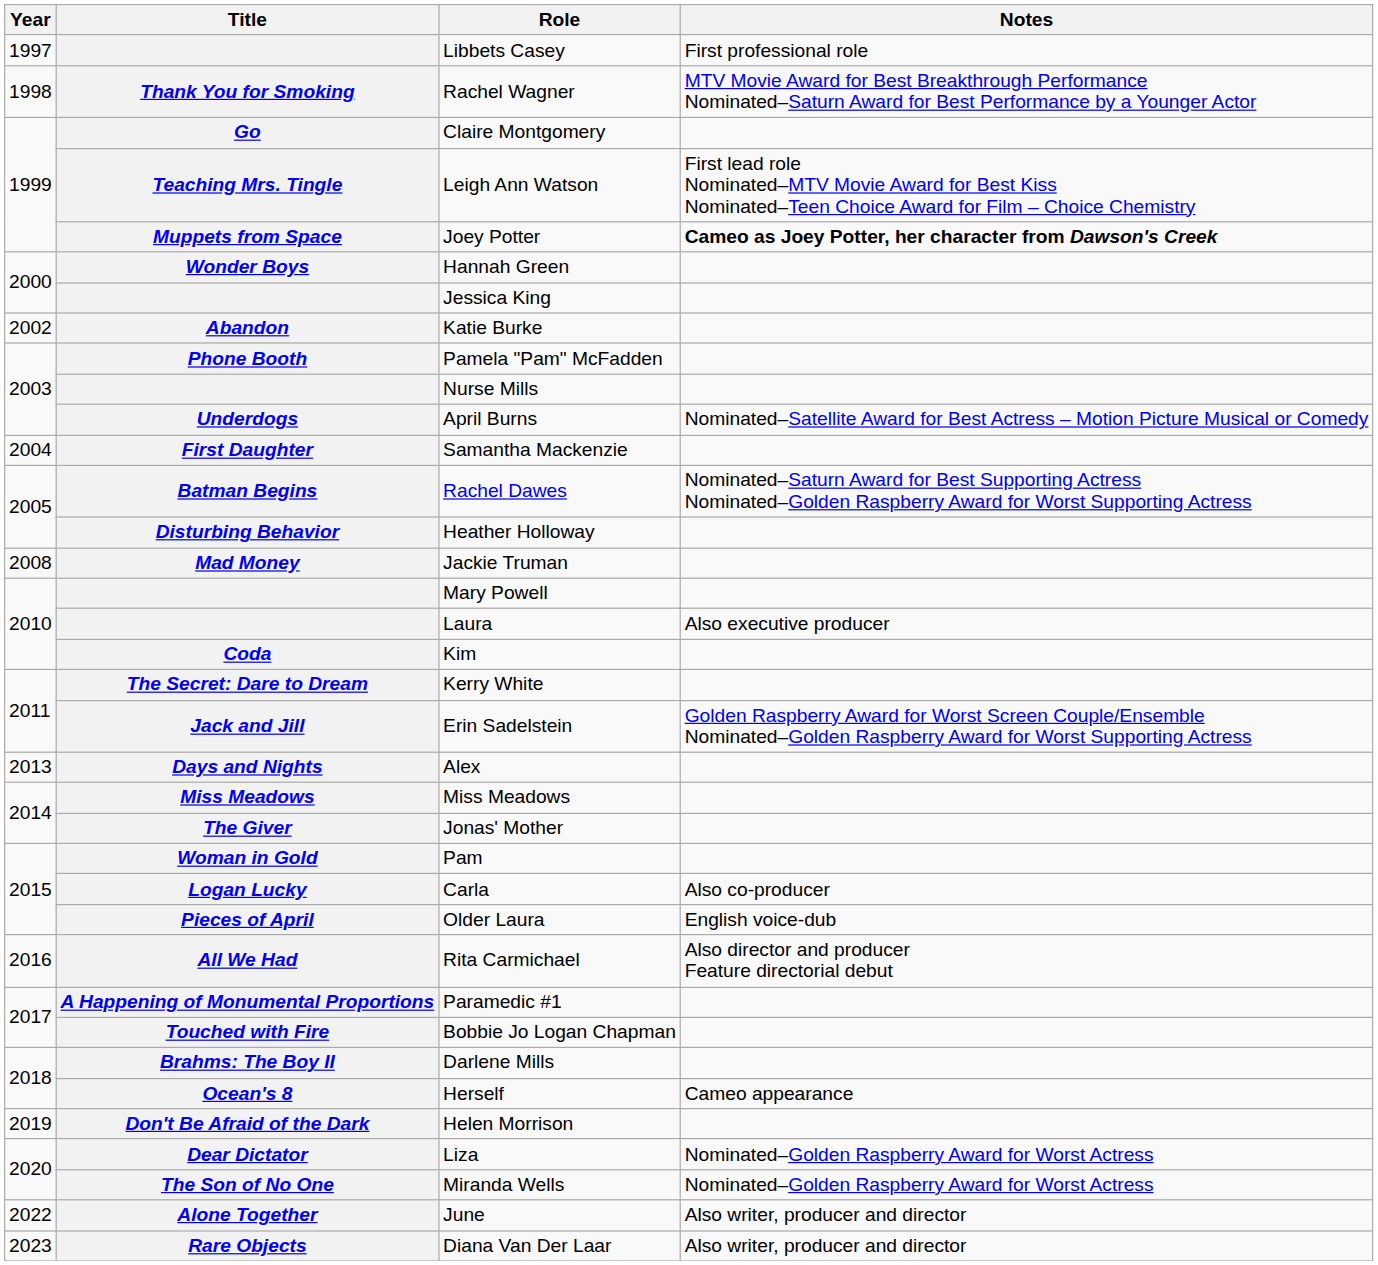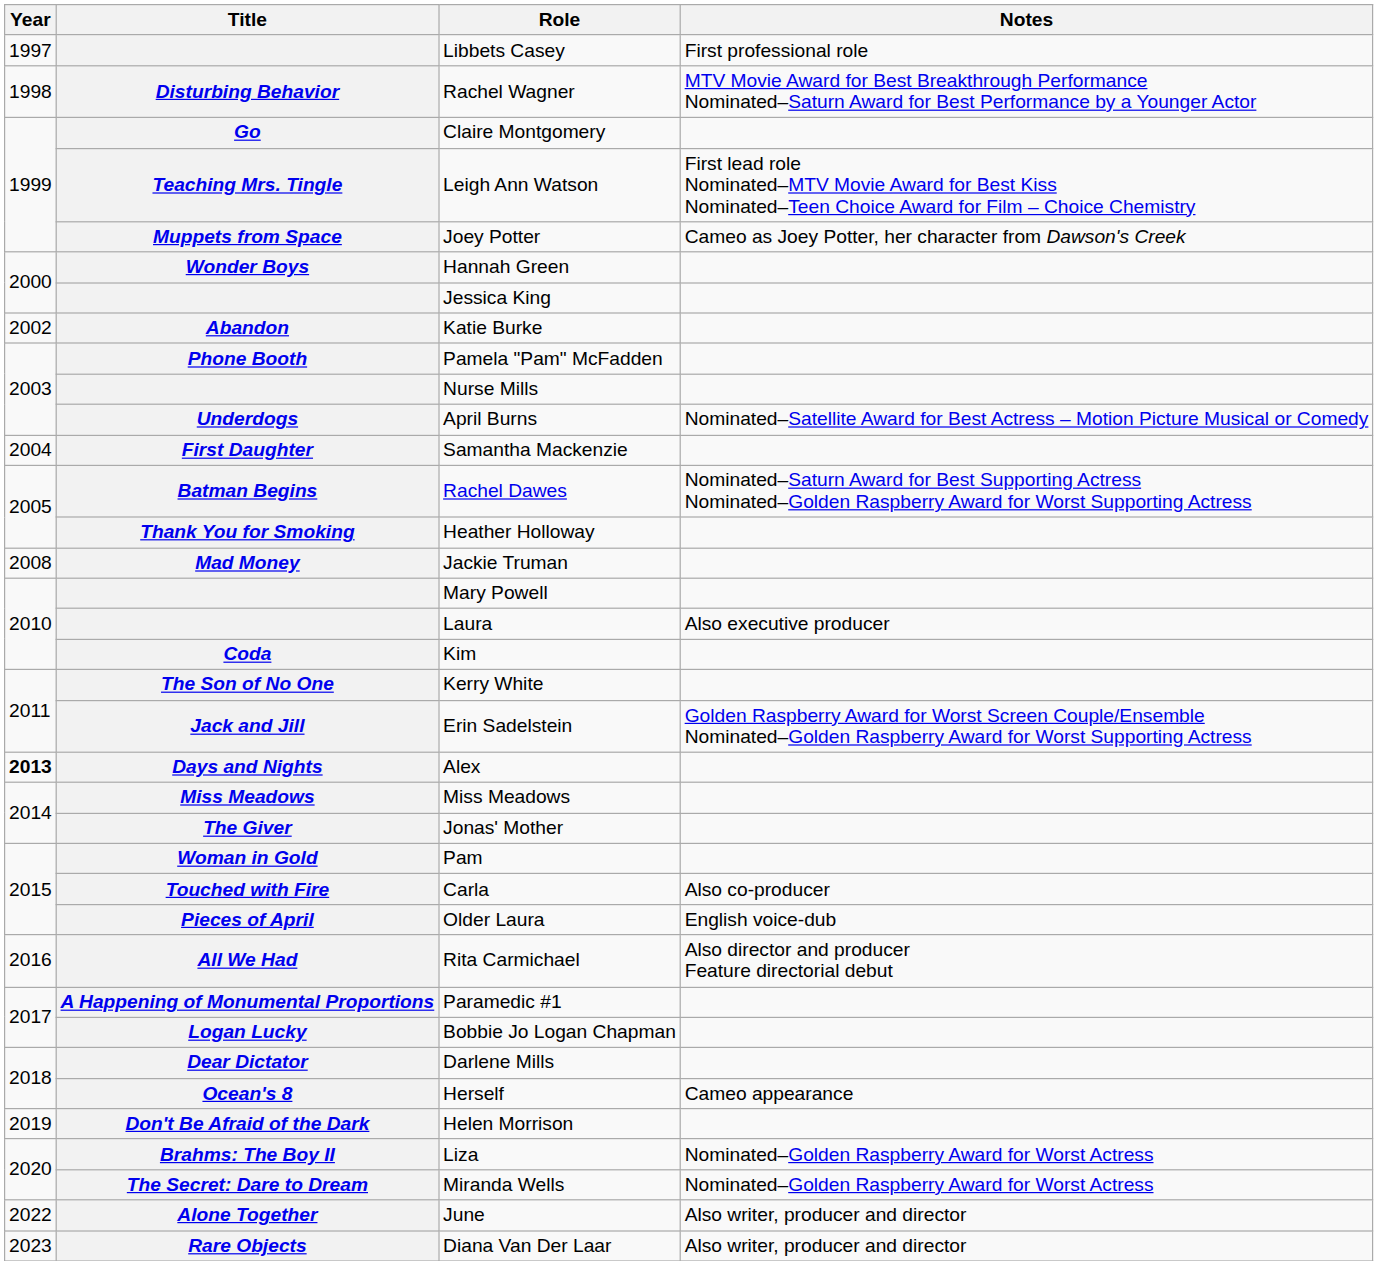(247, 91) Thank You for Smoking -> (247, 91) Disturbing Behavior
(951, 236) bold -> (935, 236) normal
(247, 532) Disturbing Behavior -> (247, 532) Thank You for Smoking
(247, 684) The Secret: Dare to Dream -> (247, 684) The Son of No One
(30, 767) normal -> (30, 767) bold
(247, 888) Logan Lucky -> (247, 888) Touched with Fire
(247, 1032) Touched with Fire -> (247, 1032) Logan Lucky
(247, 1062) Brahms: The Boy II -> (247, 1062) Dear Dictator
(247, 1154) Dear Dictator -> (247, 1154) Brahms: The Boy II
(247, 1184) The Son of No One -> (247, 1184) The Secret: Dare to Dream
